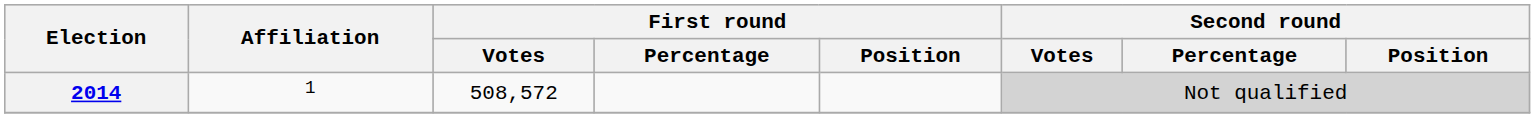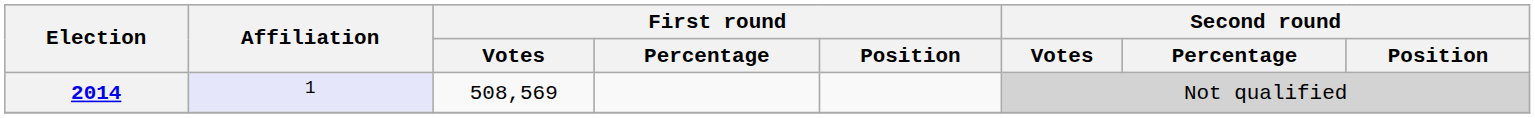(310, 88) no background -> (310, 88) lavender background
(514, 93) 508,572 -> (514, 93) 508,569
